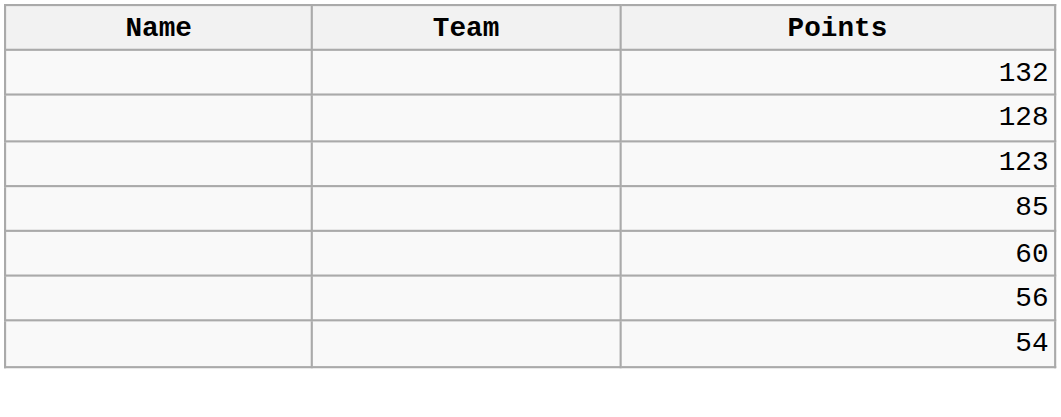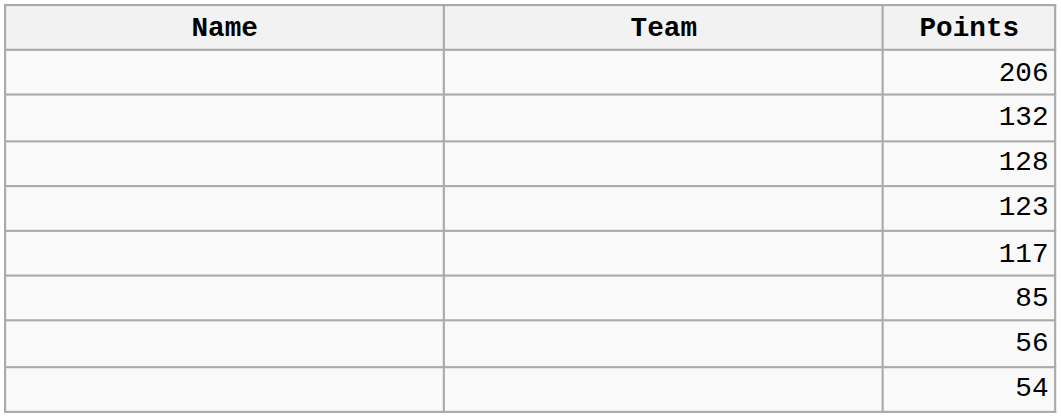+ row: (1024, 73)
+ row: (1024, 253)
- row: (1032, 253)
